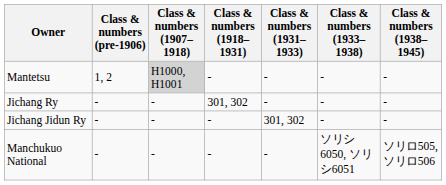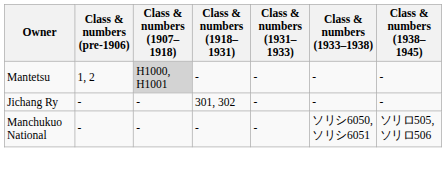- row: (46, 120)
